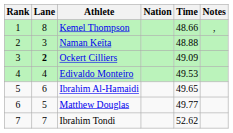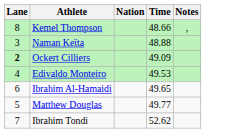- column: (18, 12)
